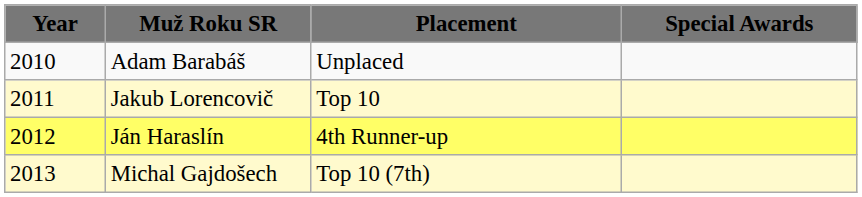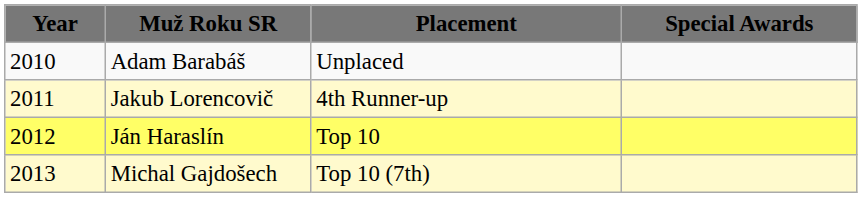(348, 98) Top 10 -> (382, 98) 4th Runner-up
(382, 136) 4th Runner-up -> (348, 136) Top 10
